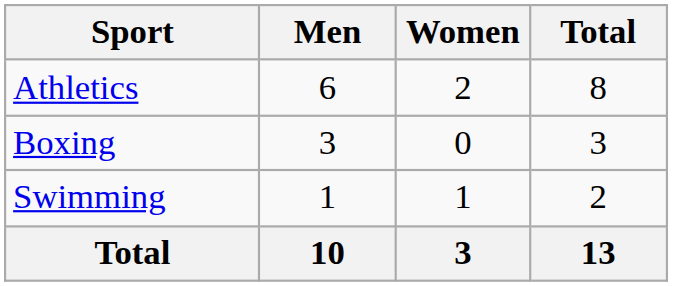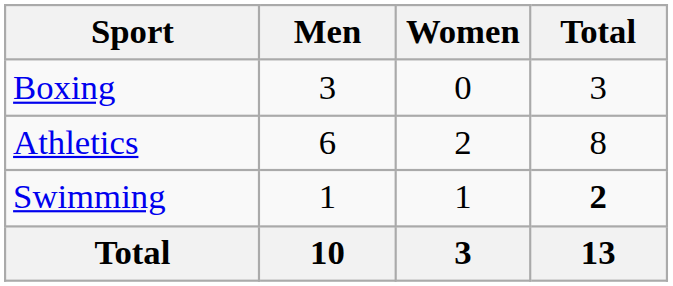rows swapped: (76, 87) <-> (64, 142)
(598, 197) normal -> (598, 197) bold
